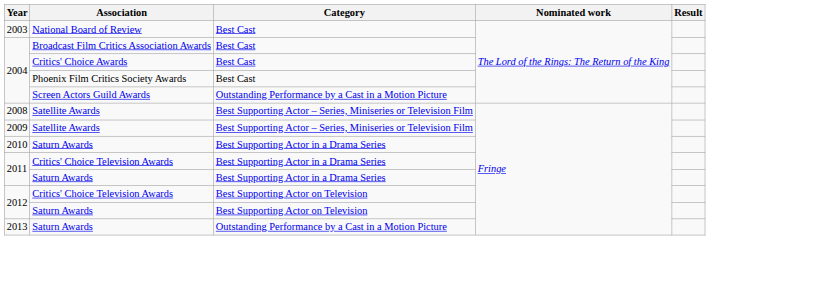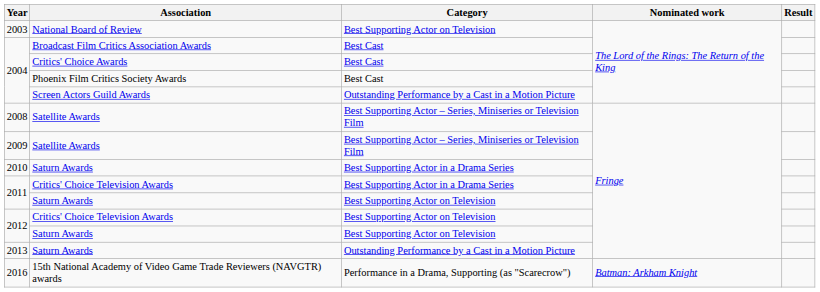(236, 29) Best Cast -> (420, 29) Best Supporting Actor on Television
(301, 177) Best Supporting Actor in a Drama Series -> (420, 201) Best Supporting Actor on Television
+ row: (17, 272)
